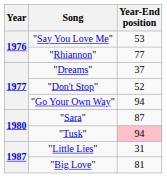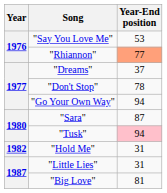(140, 54) no background -> (140, 54) lightsalmon background
(140, 86) 52 -> (140, 86) 78
+ row: (73, 149)
